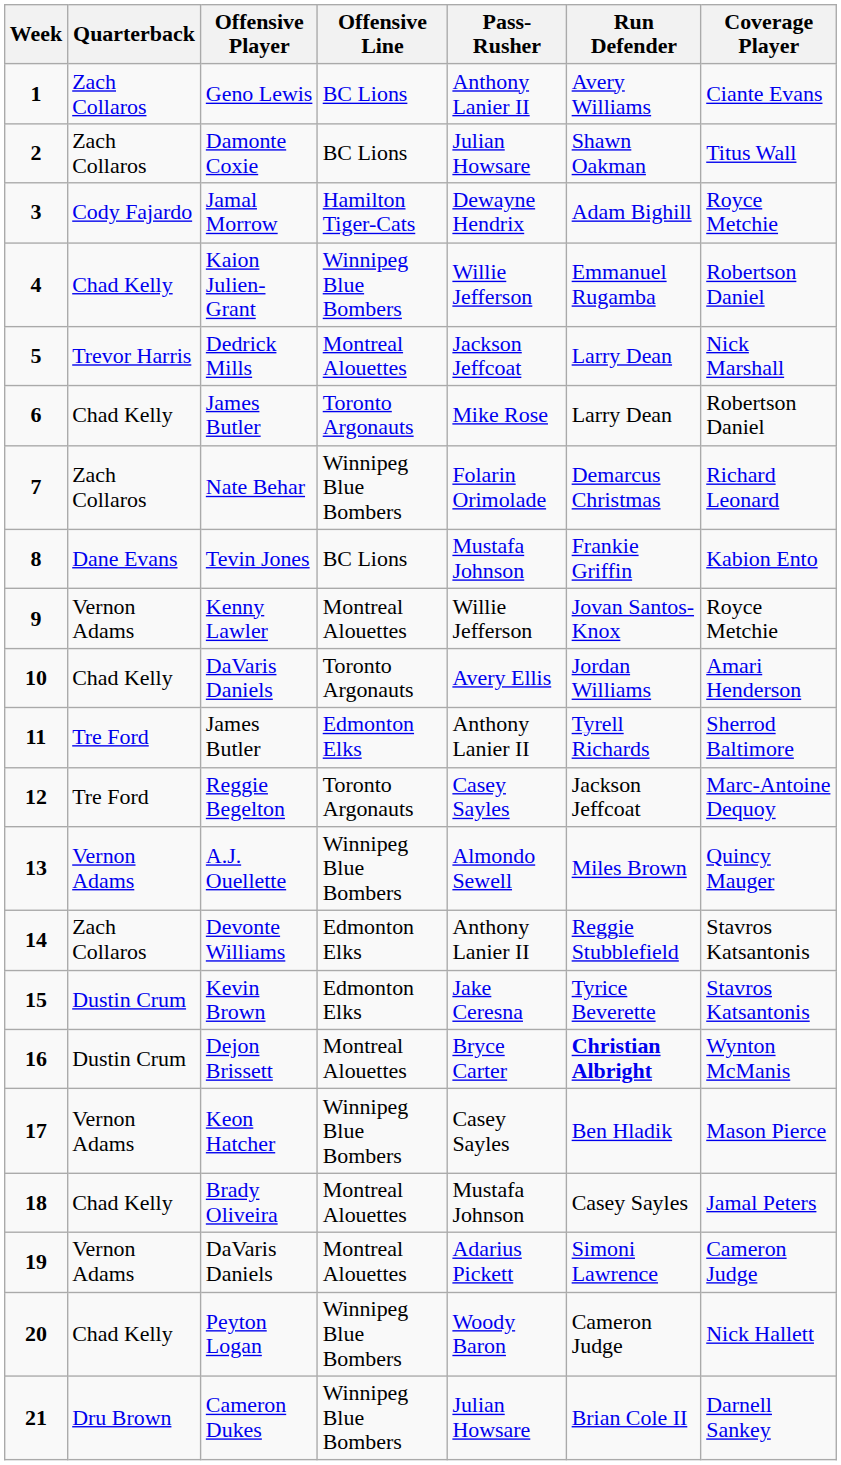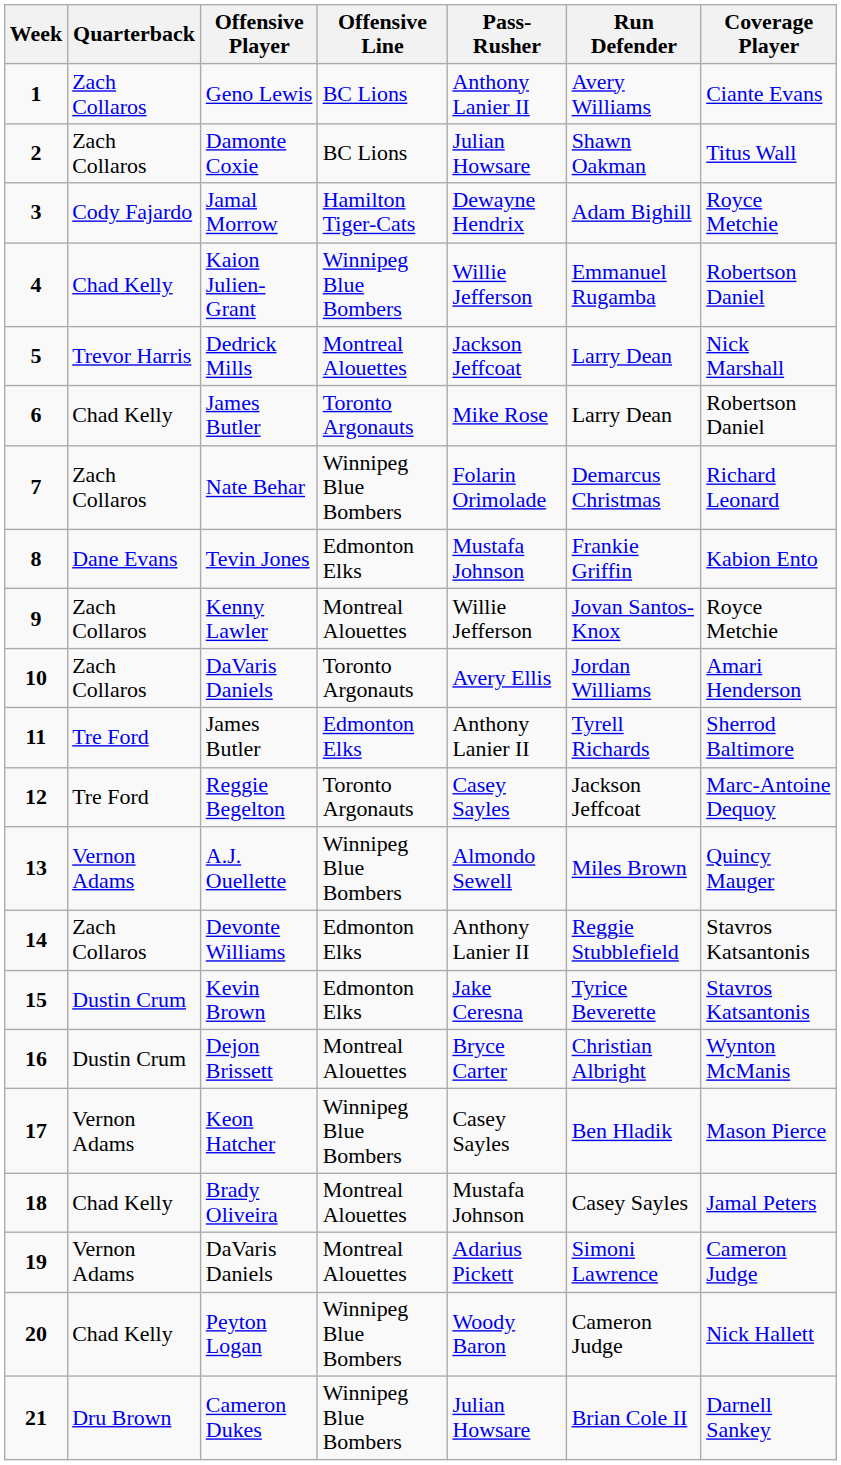(365, 558) BC Lions -> (368, 558) Edmonton Elks
(104, 618) Vernon Adams -> (109, 618) Zach Collaros
(122, 677) Chad Kelly -> (109, 677) Zach Collaros
(616, 1058) bold -> (612, 1058) normal
